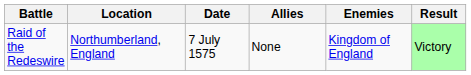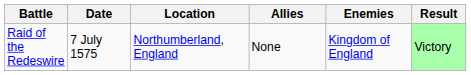columns swapped: (217, 14) <-> (127, 14)
